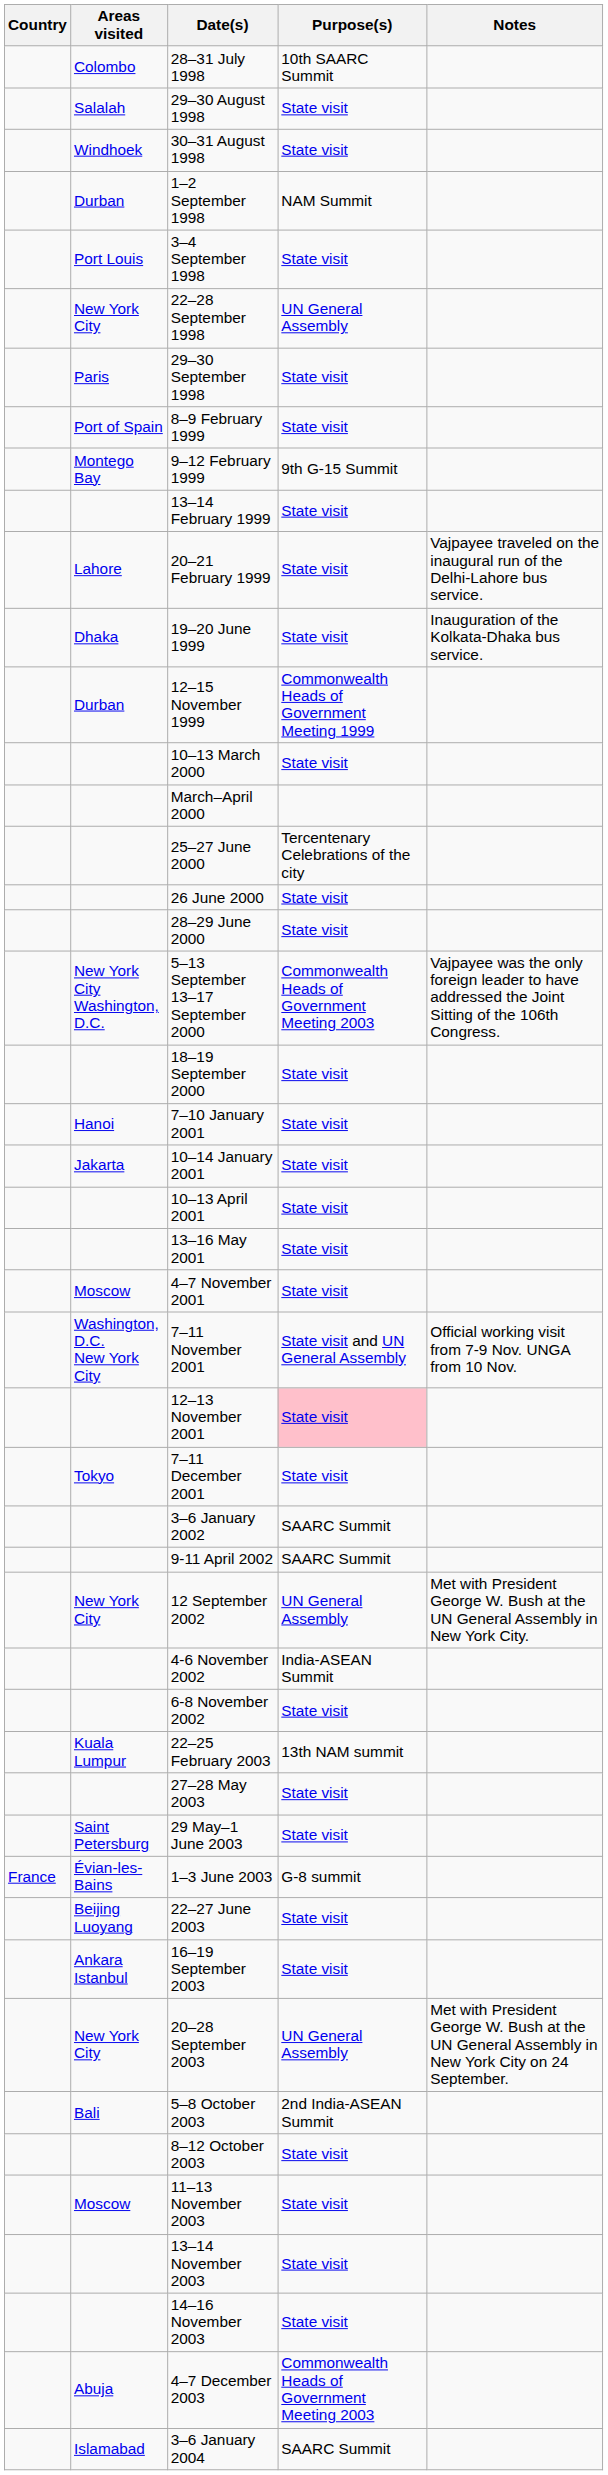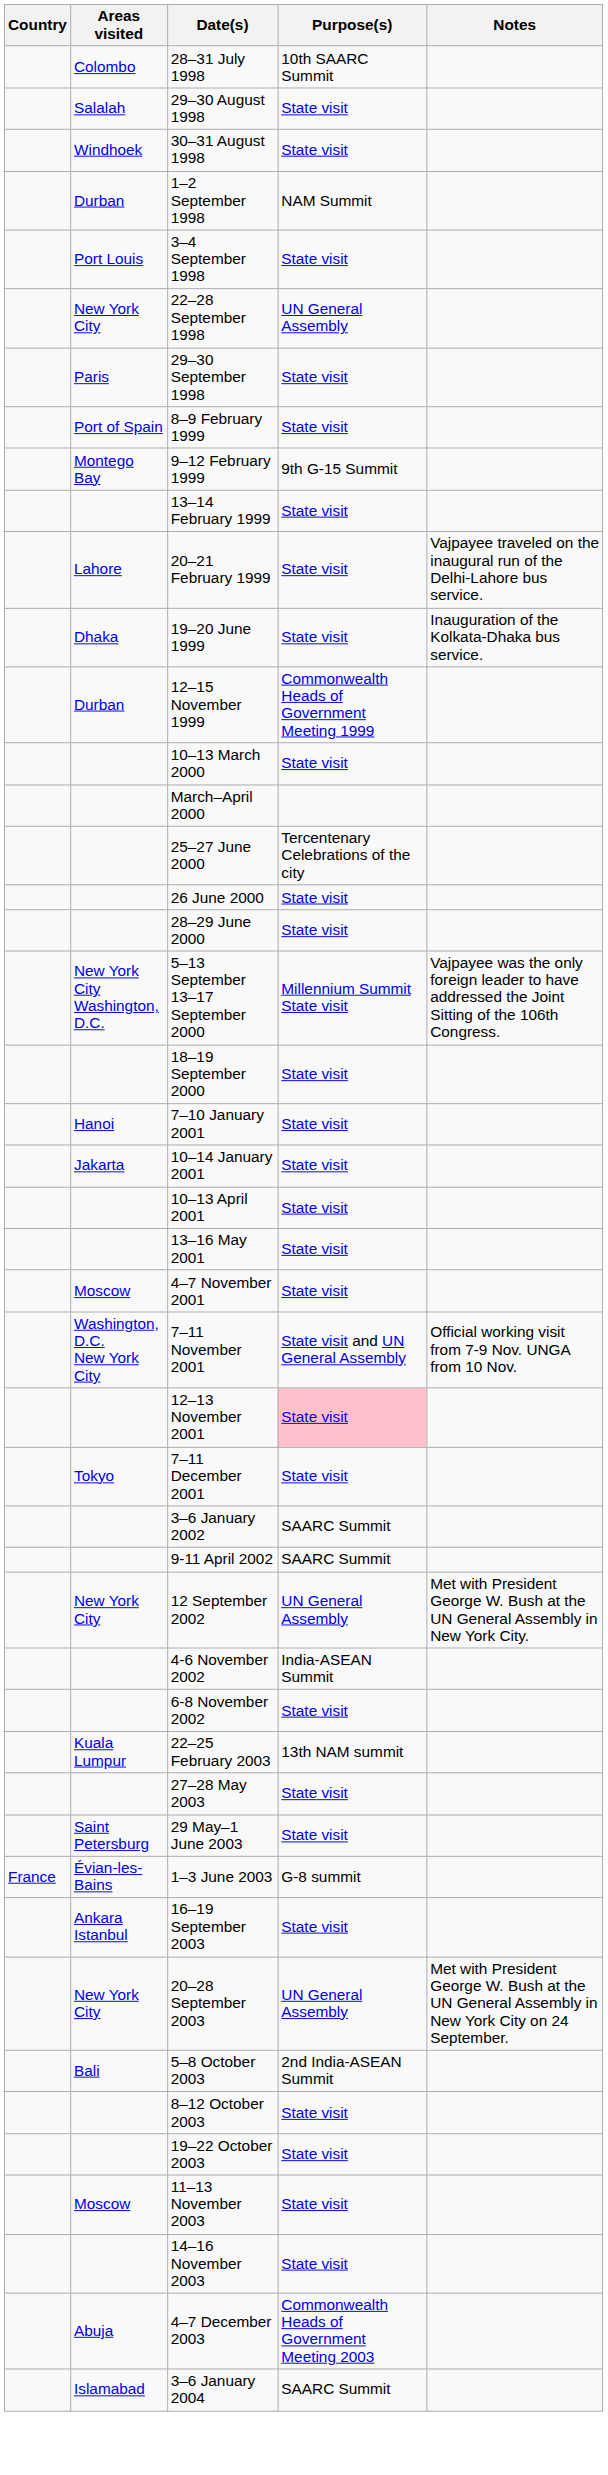(335, 997) Commonwealth Heads of Government Meeting 2003 -> (346, 997) Millennium Summit State visit
- row: (211, 1918)
+ row: (222, 2154)
- row: (206, 2263)
